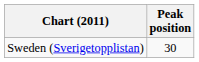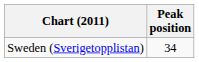(170, 47) 30 -> (170, 47) 34
